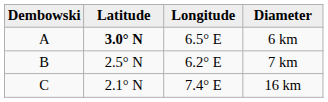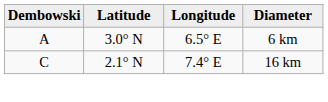(124, 39) bold -> (124, 39) normal
- row: (283, 62)
